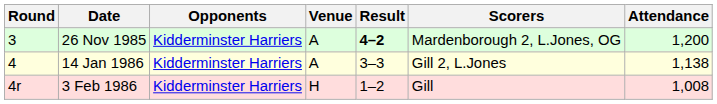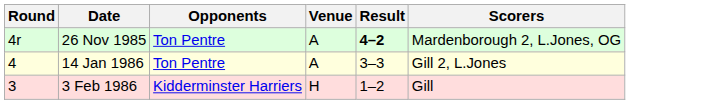- column: (668, 16)
(12, 39) 3 -> (15, 39) 4r
(228, 39) Kidderminster Harriers -> (189, 39) Ton Pentre
(228, 63) Kidderminster Harriers -> (189, 63) Ton Pentre
(15, 87) 4r -> (12, 87) 3
